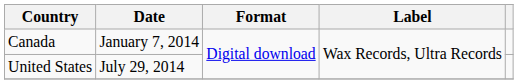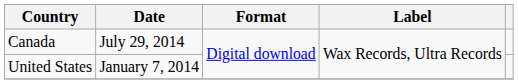(149, 41) January 7, 2014 -> (142, 41) July 29, 2014
(142, 66) July 29, 2014 -> (149, 66) January 7, 2014
